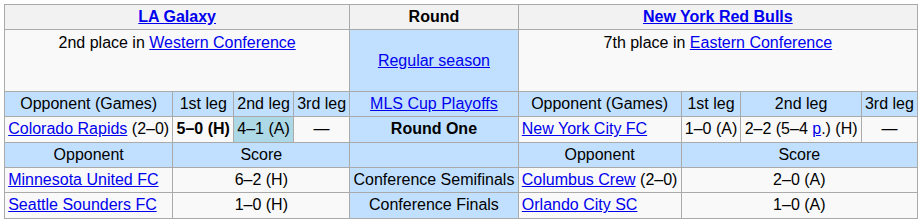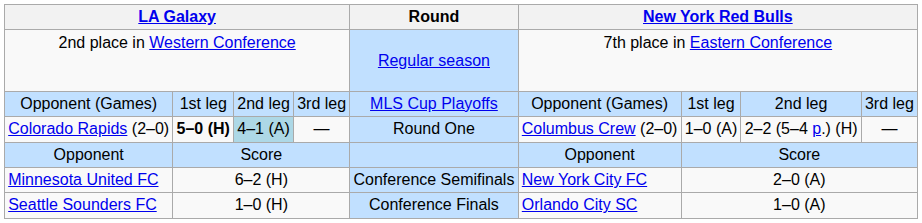(434, 129) bold -> (434, 129) normal
(584, 129) New York City FC -> (600, 129) Columbus Crew (2–0)
(600, 180) Columbus Crew (2–0) -> (584, 180) New York City FC
